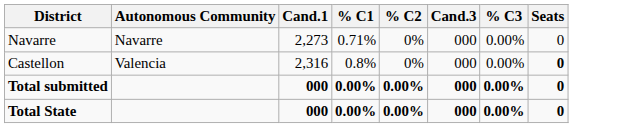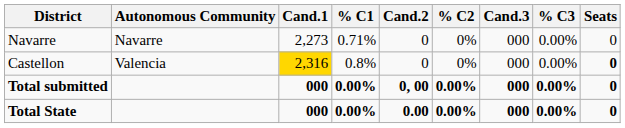+ column: (406, 16)
(312, 63) no background -> (312, 63) gold background
